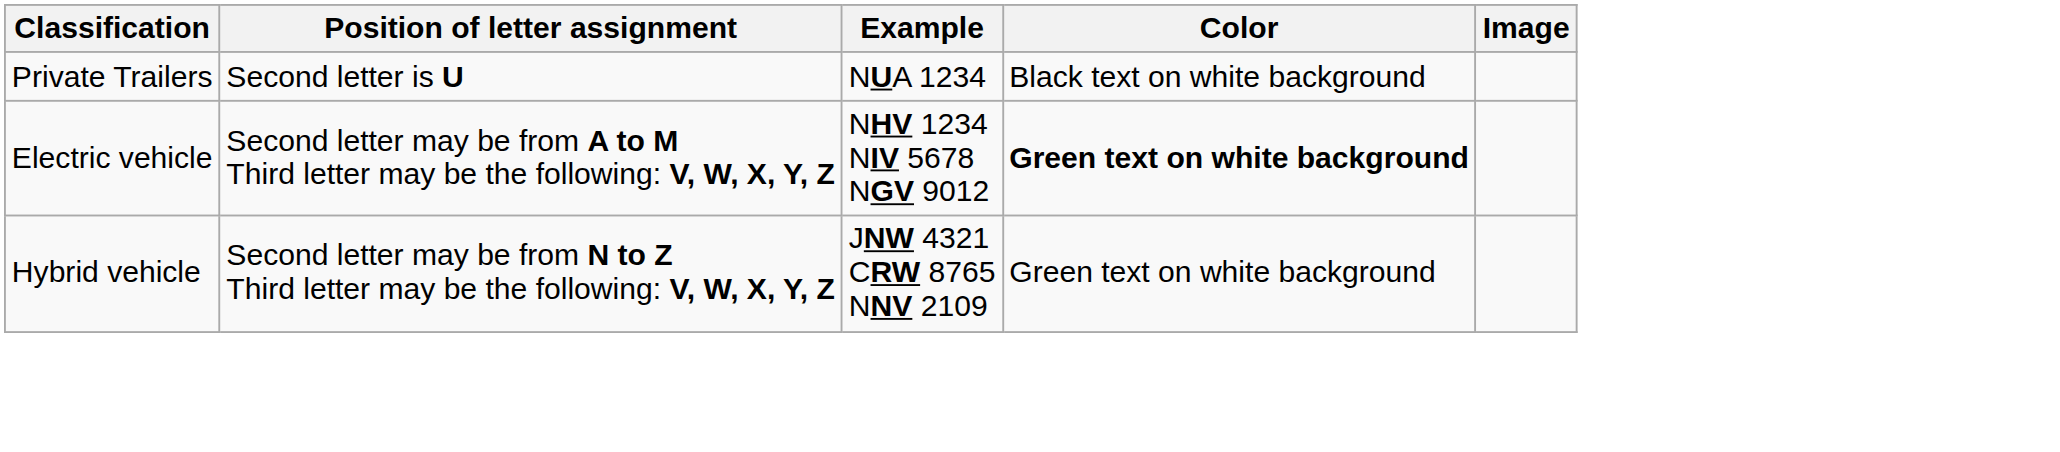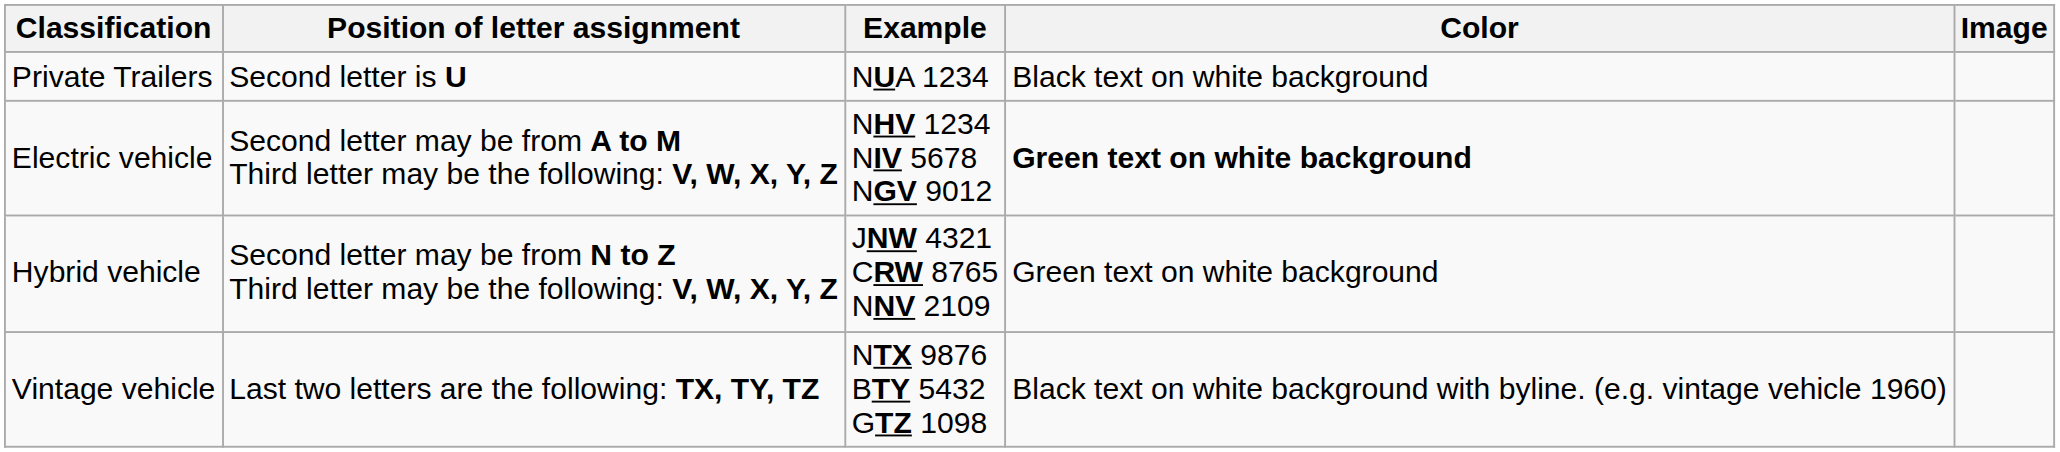+ row: (114, 388)
